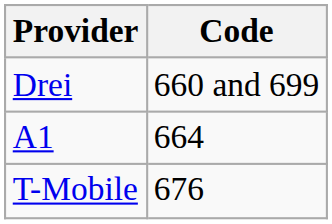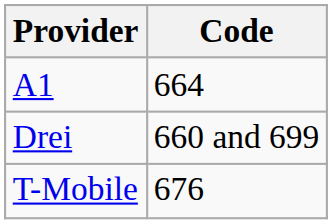rows swapped: (42, 84) <-> (33, 137)
